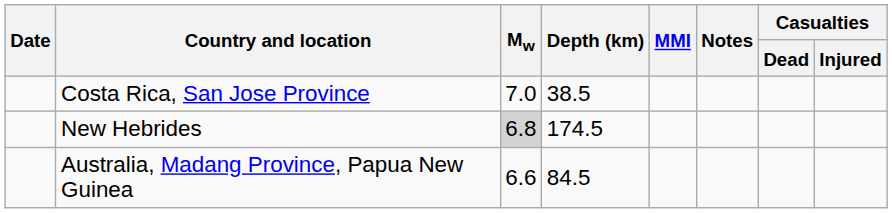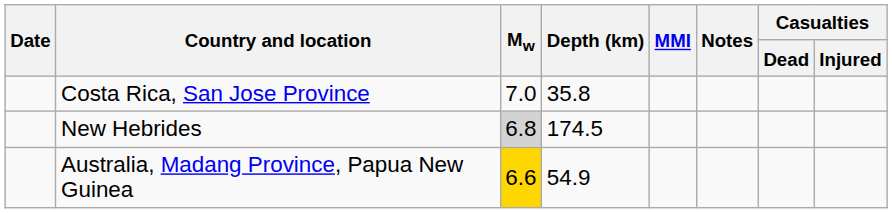(569, 93) 38.5 -> (569, 93) 35.8
(521, 176) no background -> (521, 176) gold background
(569, 176) 84.5 -> (569, 176) 54.9
